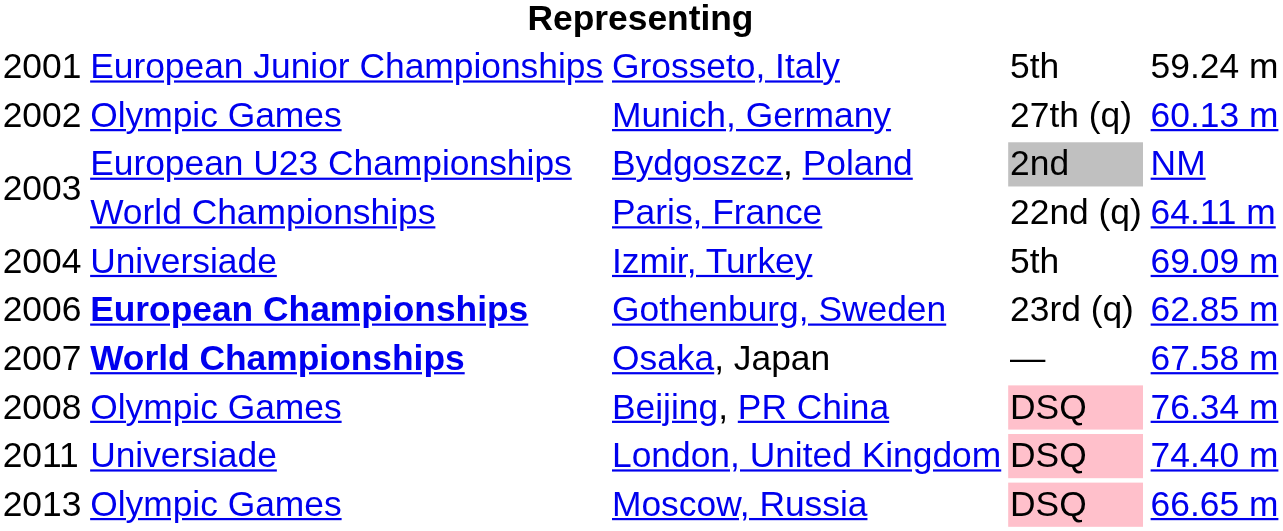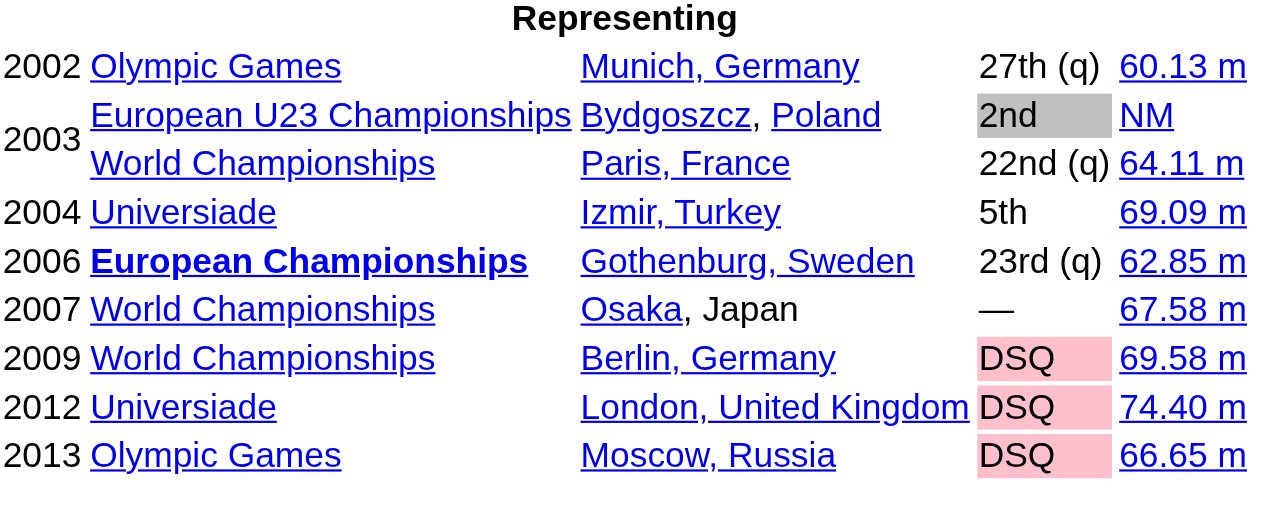- row: (726, 66)
(277, 358) bold -> (263, 309) normal
- row: (751, 406)
+ row: (708, 358)
(41, 455) 2011 -> (42, 406) 2012
